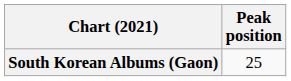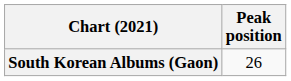(254, 62) 25 -> (254, 62) 26
